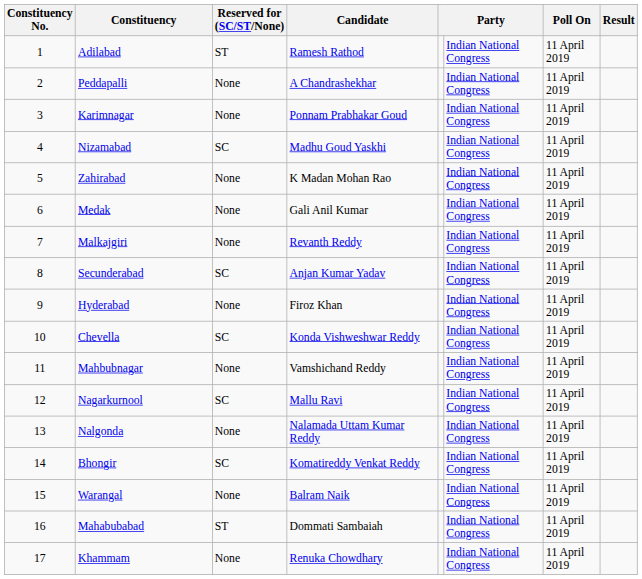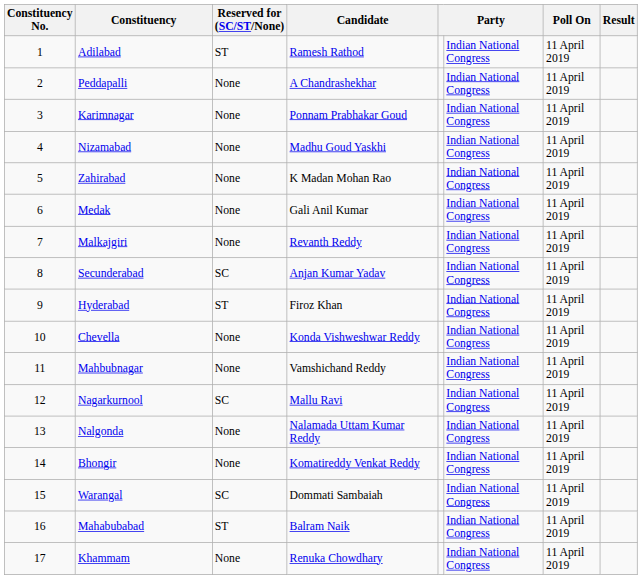(222, 146) SC -> (227, 146) None
(227, 305) None -> (222, 305) ST
(222, 336) SC -> (227, 336) None
(222, 463) SC -> (227, 463) None
(227, 495) None -> (222, 495) SC
(320, 495) Balram Naik -> (336, 495) Dommati Sambaiah
(336, 526) Dommati Sambaiah -> (320, 526) Balram Naik
